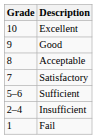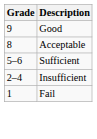- row: (59, 28)
- row: (64, 77)
